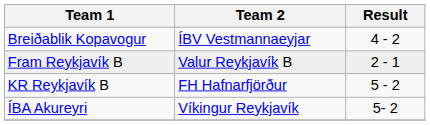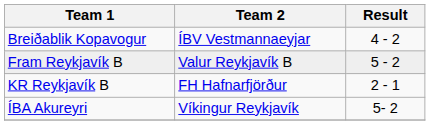(385, 62) 2 - 1 -> (385, 62) 5 - 2
(385, 85) 5 - 2 -> (385, 85) 2 - 1
